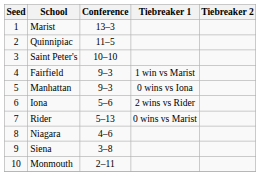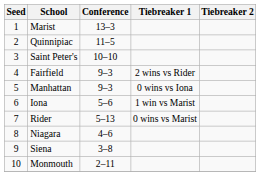(165, 73) 1 win vs Marist -> (165, 73) 2 wins vs Rider
(165, 103) 2 wins vs Rider -> (165, 103) 1 win vs Marist
